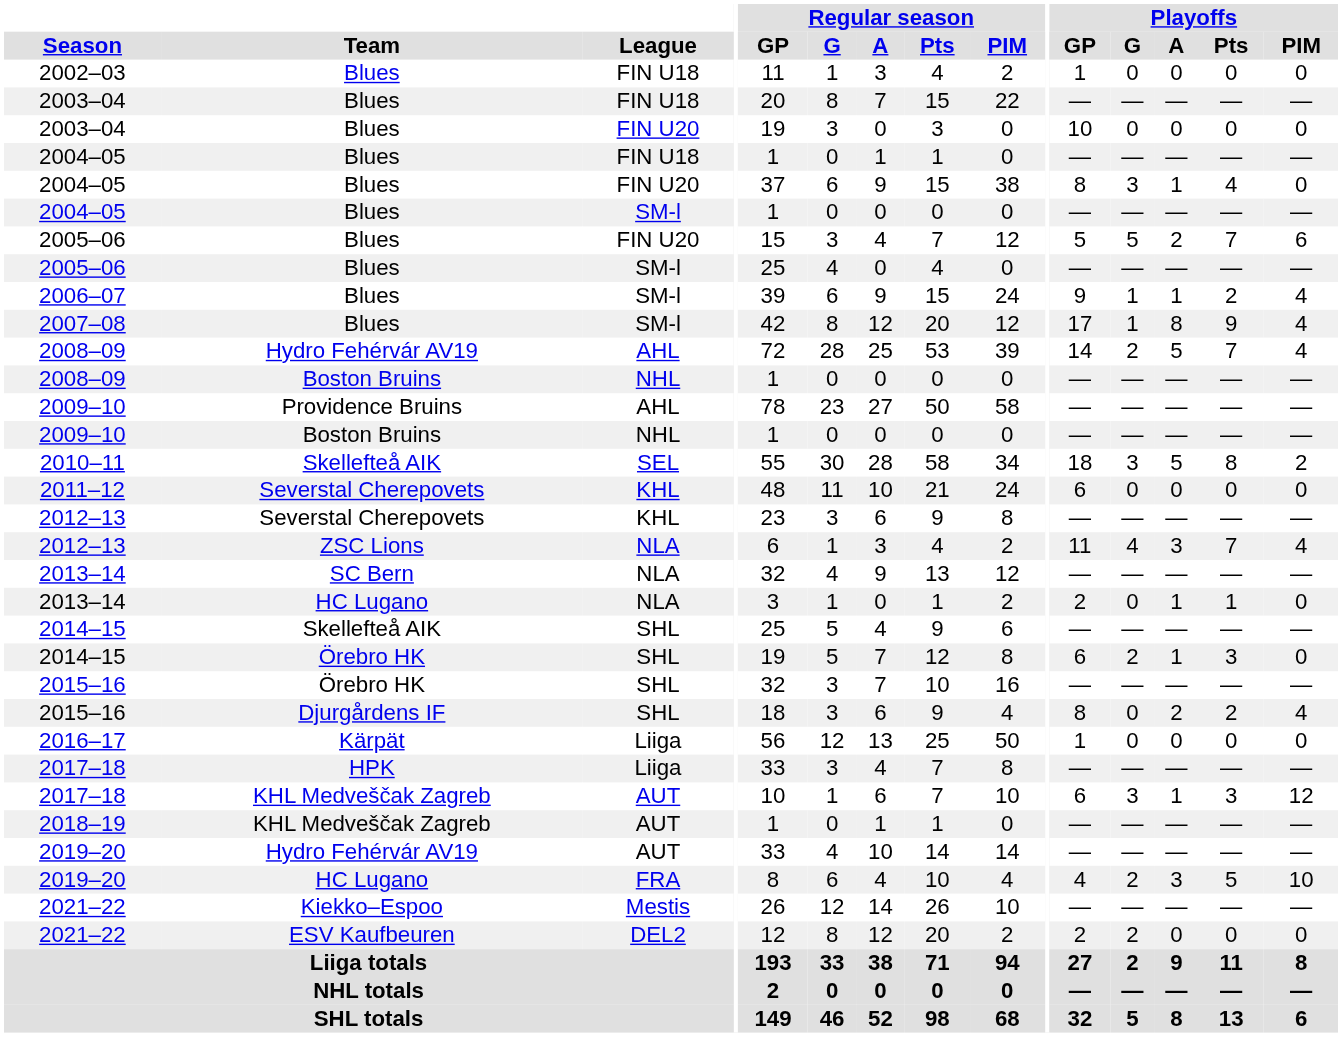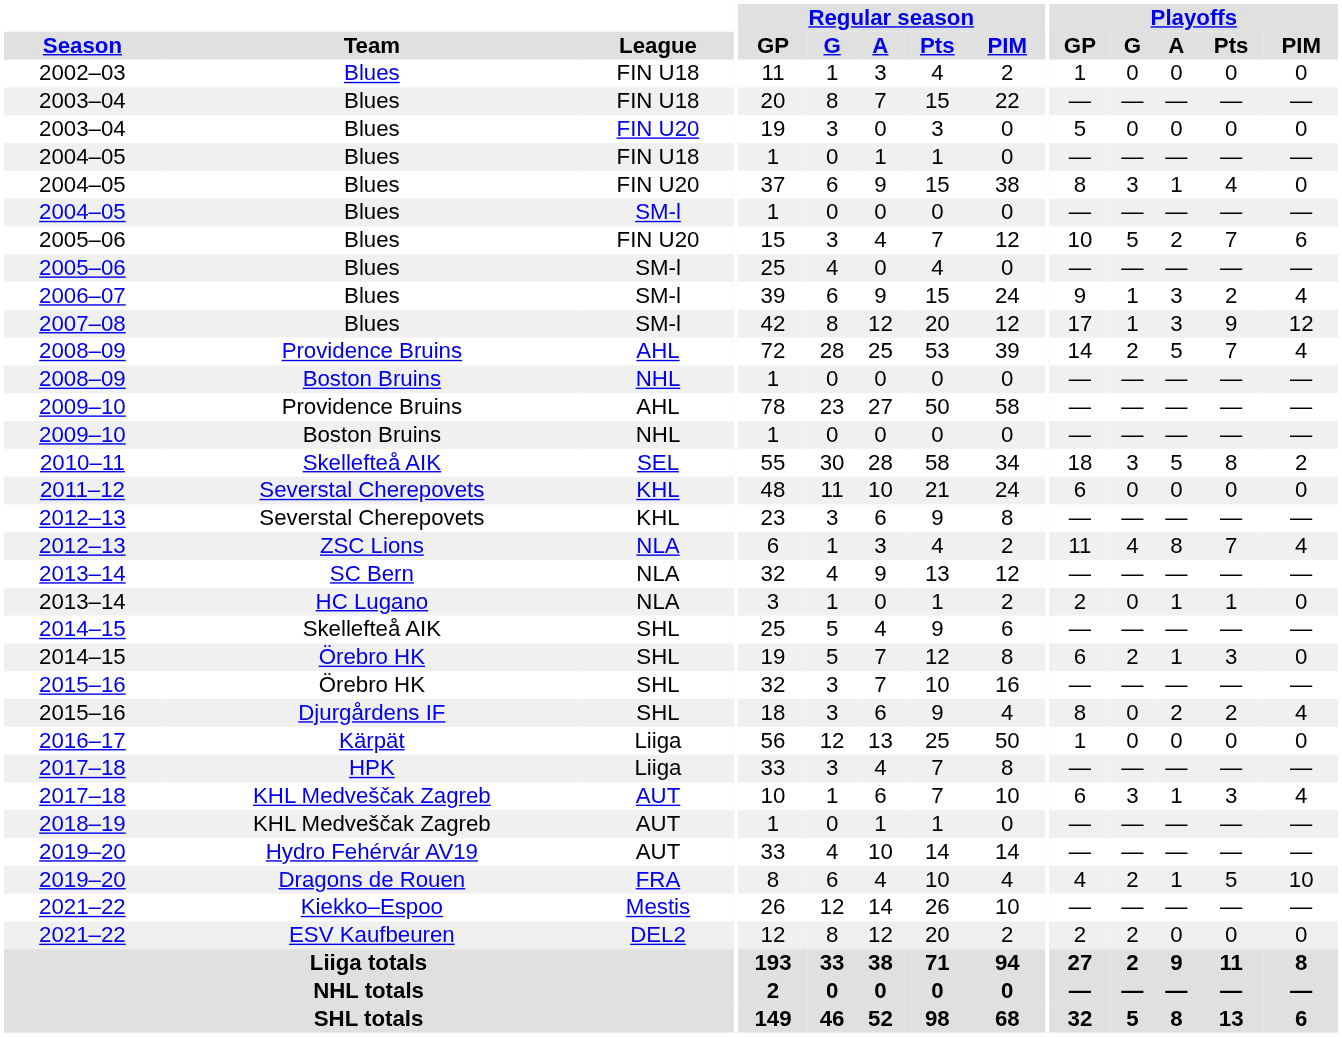(1080, 128) 10 -> (1080, 128) 5
(1080, 240) 5 -> (1080, 240) 10
(1176, 295) 1 -> (1176, 295) 3
(1176, 323) 8 -> (1176, 323) 3
(1301, 323) 4 -> (1301, 323) 12
(372, 351) Hydro Fehérvár AV19 -> (372, 351) Providence Bruins
(1176, 545) 3 -> (1176, 545) 8
(1301, 796) 12 -> (1301, 796) 4
(372, 879) HC Lugano -> (372, 879) Dragons de Rouen
(1176, 879) 3 -> (1176, 879) 1
